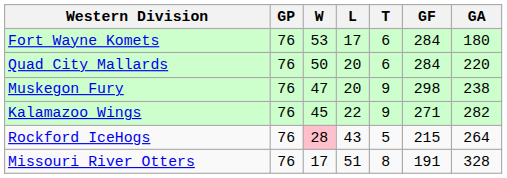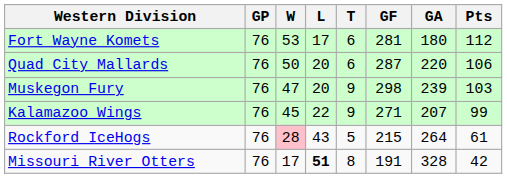+ column: (479, 17)
(427, 41) 284 -> (389, 41) 281
(427, 65) 284 -> (389, 65) 287
(477, 89) 238 -> (434, 89) 239
(477, 113) 282 -> (434, 113) 207
(352, 162) normal -> (321, 162) bold
